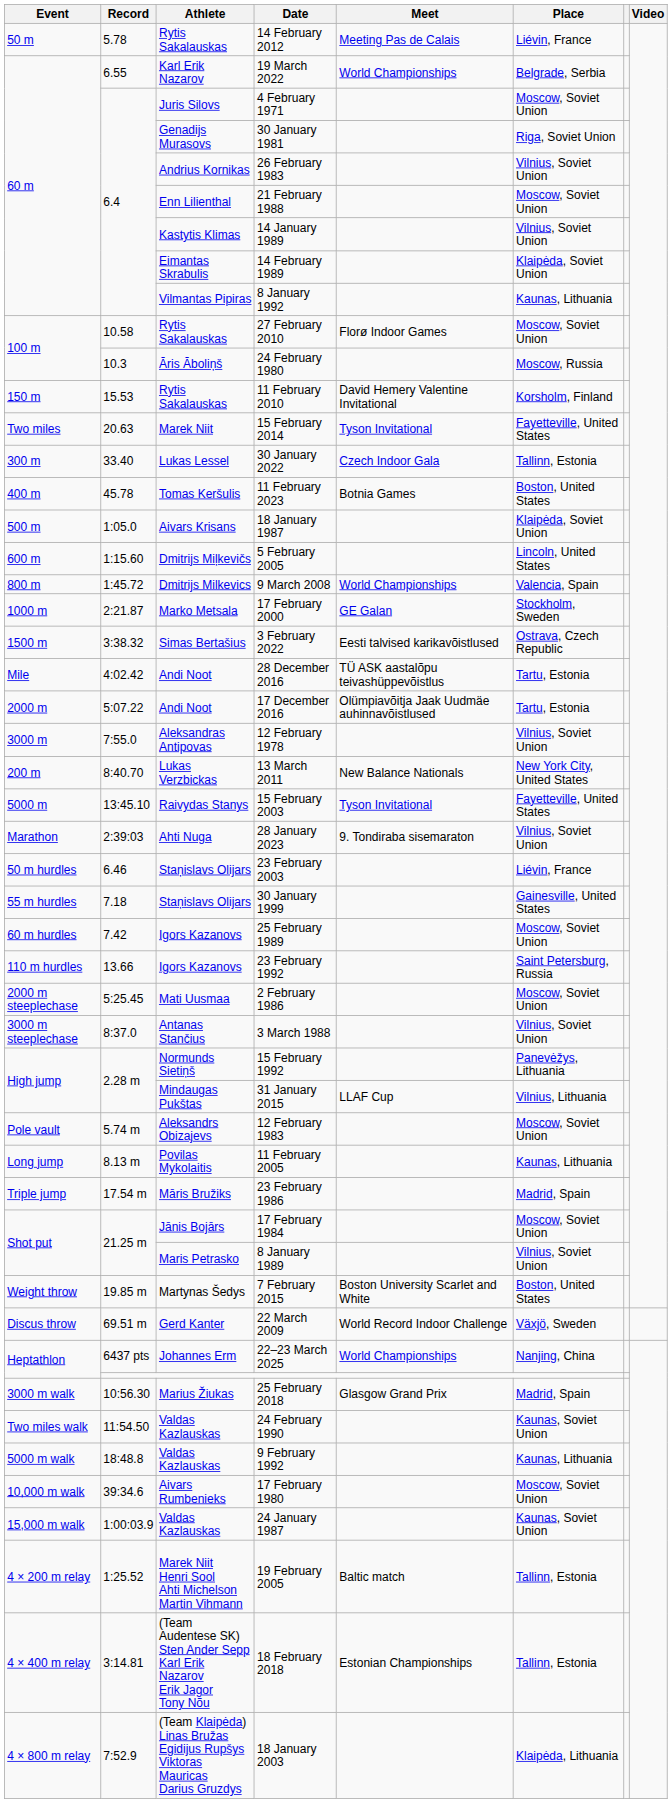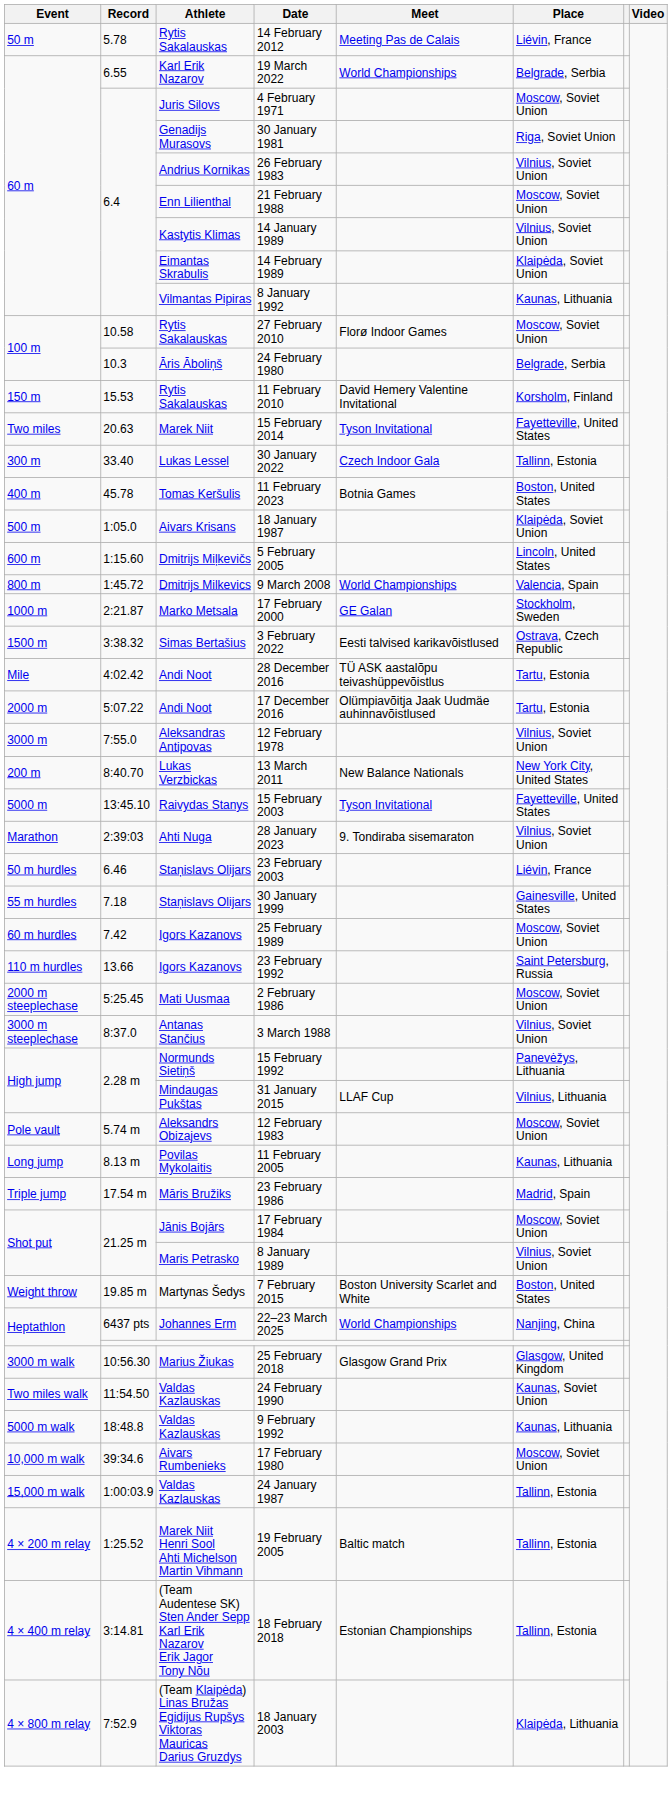(559, 364) Moscow, Russia -> (561, 364) Belgrade, Serbia
- row: (282, 1324)
(553, 1394) Madrid, Spain -> (560, 1362) Glasgow, United Kingdom
(556, 1524) Kaunas, Soviet Union -> (556, 1492) Tallinn, Estonia
